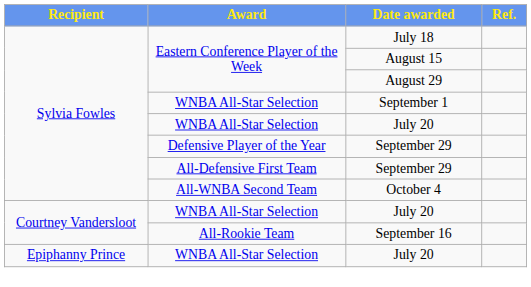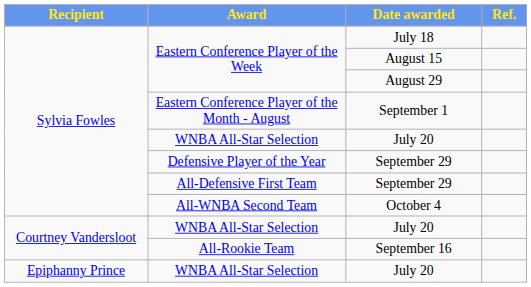(247, 102) WNBA All-Star Selection -> (247, 110) Eastern Conference Player of the Month - August
